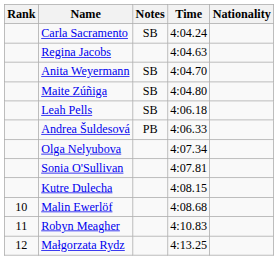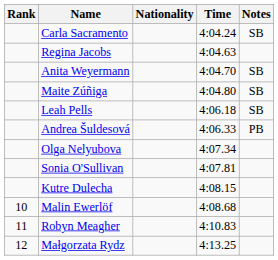columns swapped: (242, 14) <-> (150, 14)
